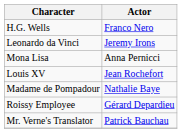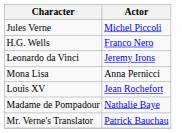+ row: (29, 27)
- row: (41, 105)
